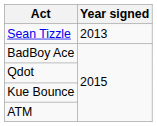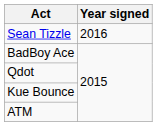(94, 33) 2013 -> (94, 33) 2016
